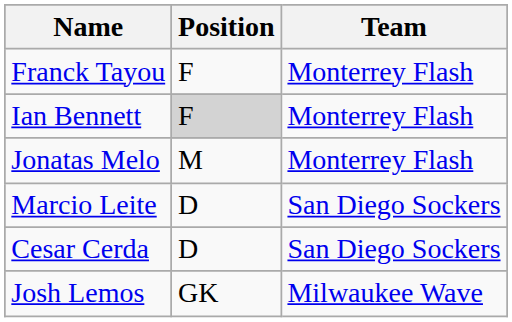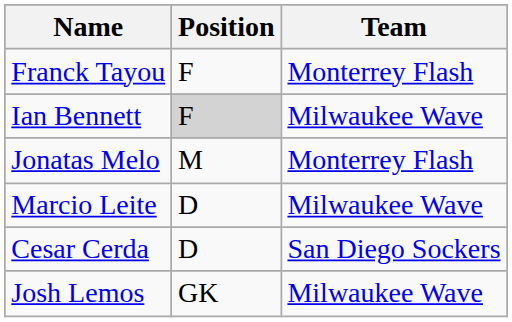(380, 115) Monterrey Flash -> (385, 115) Milwaukee Wave
(394, 204) San Diego Sockers -> (385, 204) Milwaukee Wave
